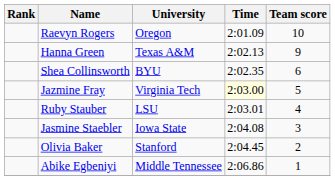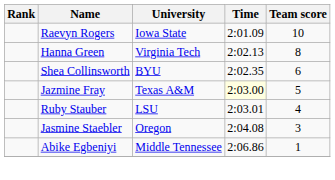(153, 33) Oregon -> (161, 33) Iowa State
(165, 52) Texas A&M -> (168, 52) Virginia Tech
(298, 52) 9 -> (298, 52) 8
(168, 90) Virginia Tech -> (165, 90) Texas A&M
(161, 128) Iowa State -> (153, 128) Oregon
- row: (72, 147)
